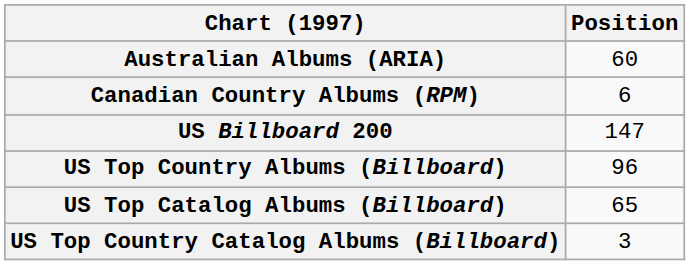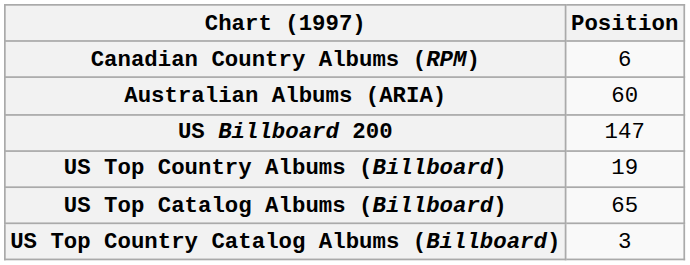rows swapped: (285, 60) <-> (285, 96)
(625, 169) 96 -> (625, 169) 19
